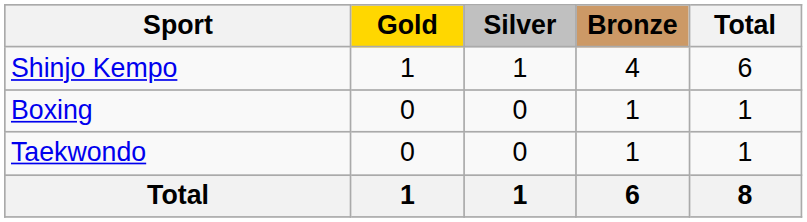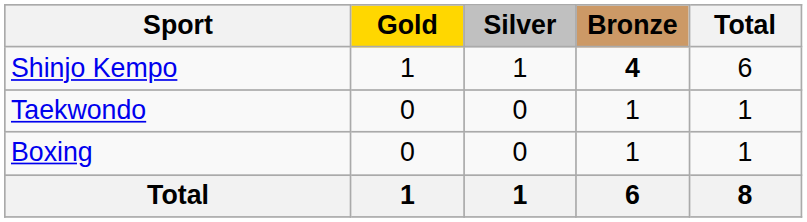(632, 68) normal -> (632, 68) bold
rows swapped: (79, 152) <-> (52, 110)
